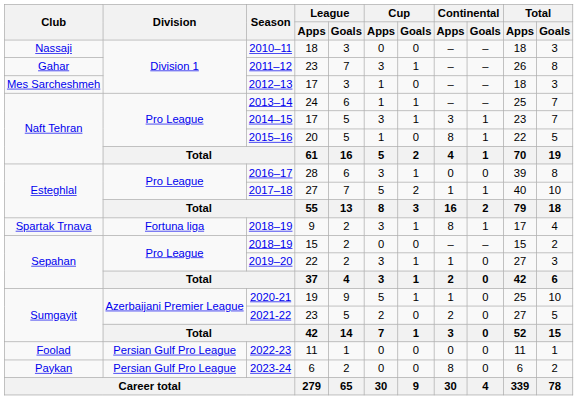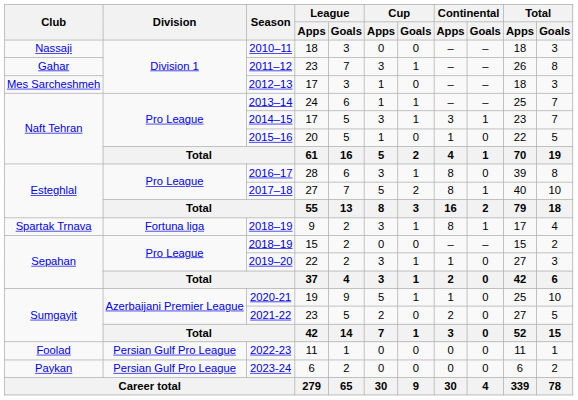(451, 137) 8 -> (451, 137) 1
(485, 137) 1 -> (485, 137) 0
(451, 173) 0 -> (451, 173) 8
(451, 191) 1 -> (451, 191) 8
(451, 368) 8 -> (451, 368) 0
